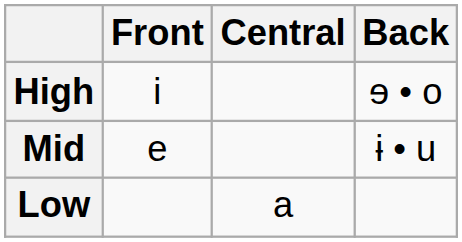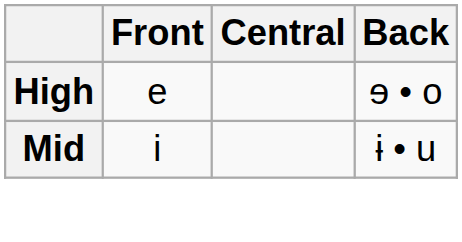(157, 90) i -> (157, 90) e
(157, 148) e -> (157, 148) i
- row: (54, 206)
